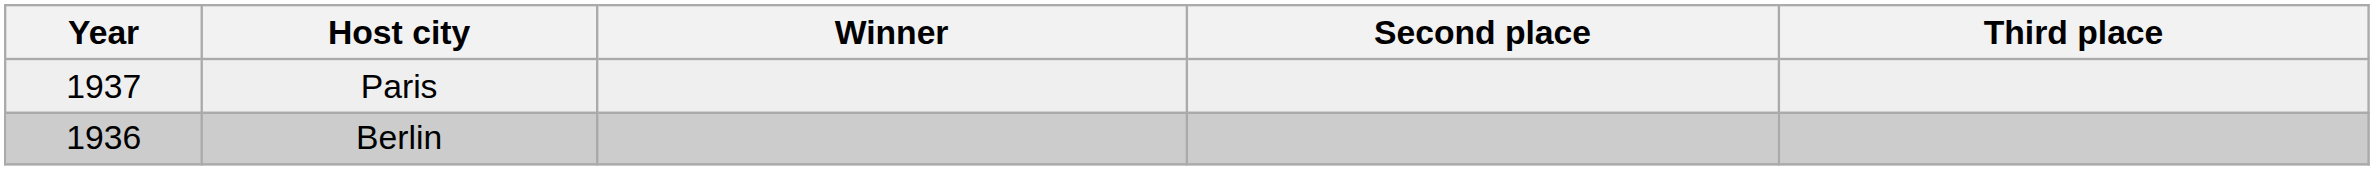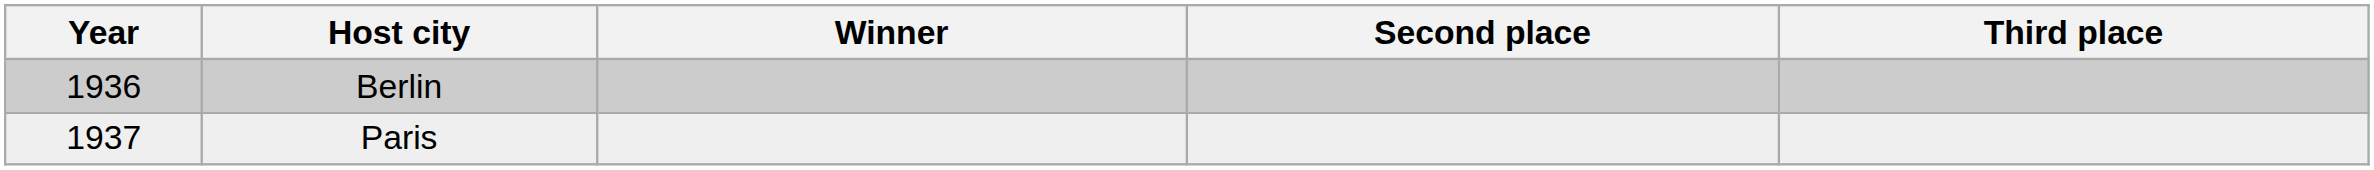rows swapped: (399, 139) <-> (399, 85)
